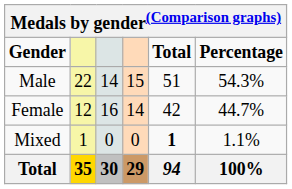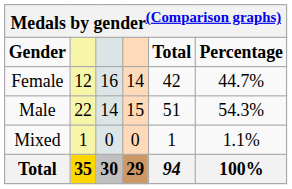rows swapped: (37, 81) <-> (37, 110)
(172, 140) bold -> (172, 140) normal
